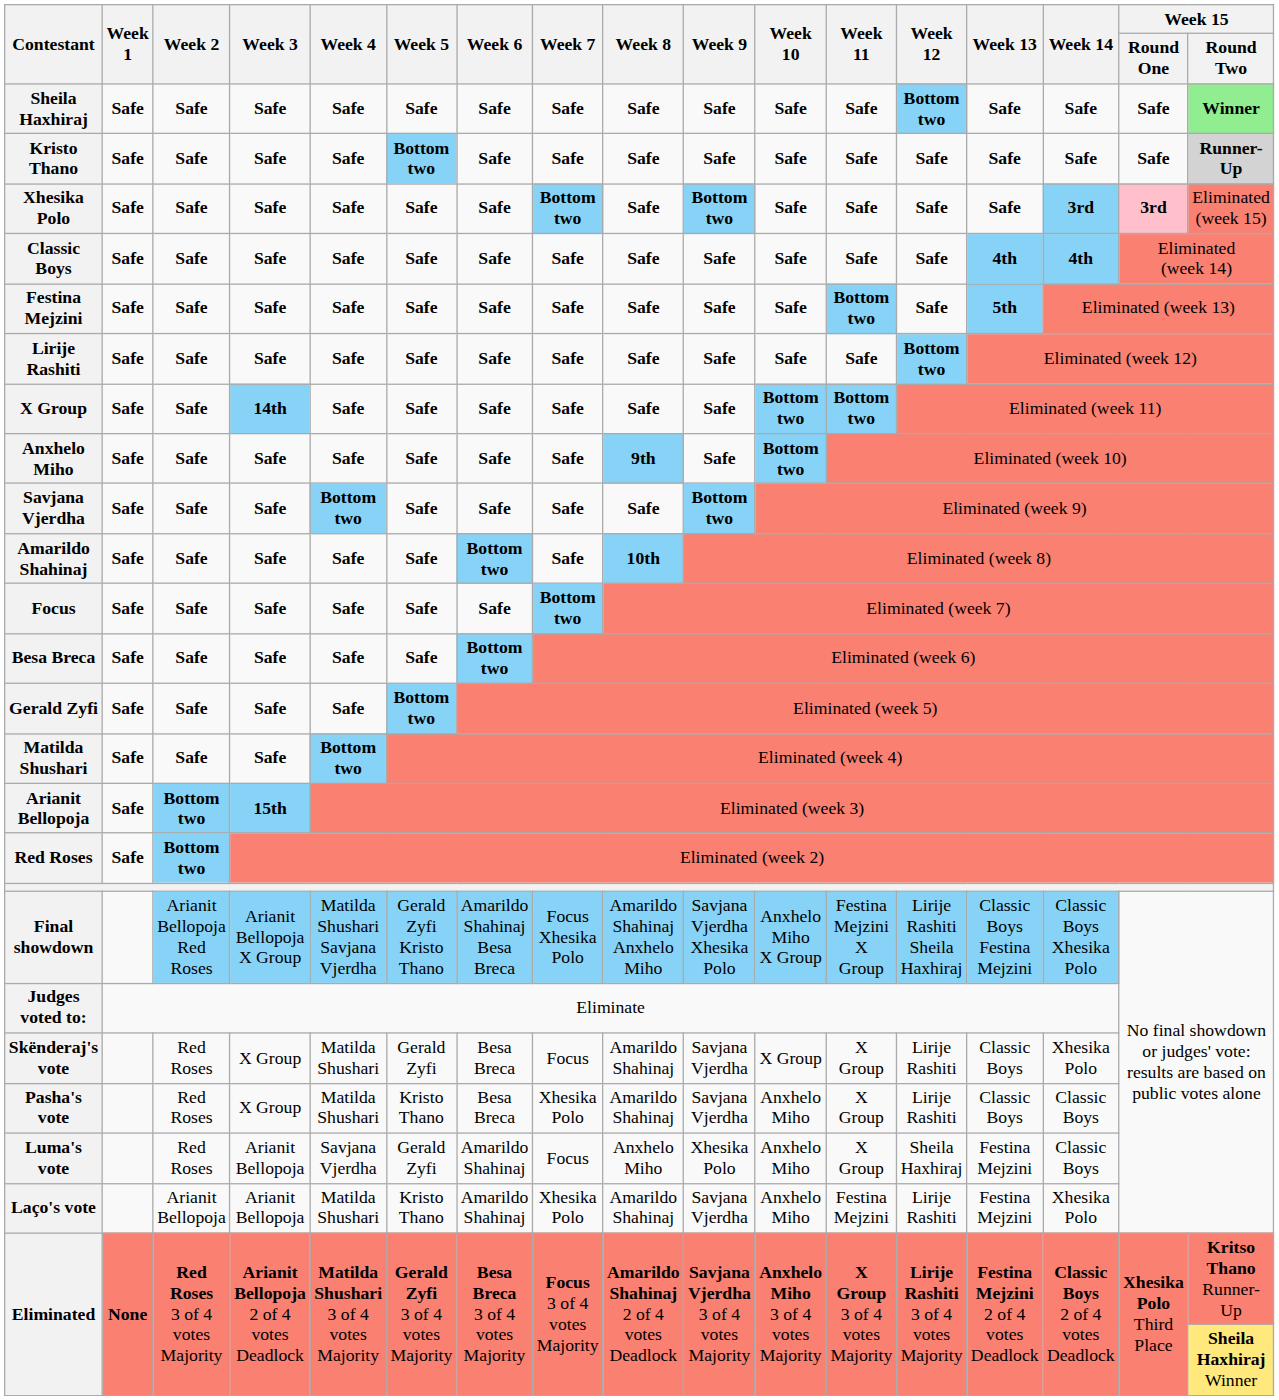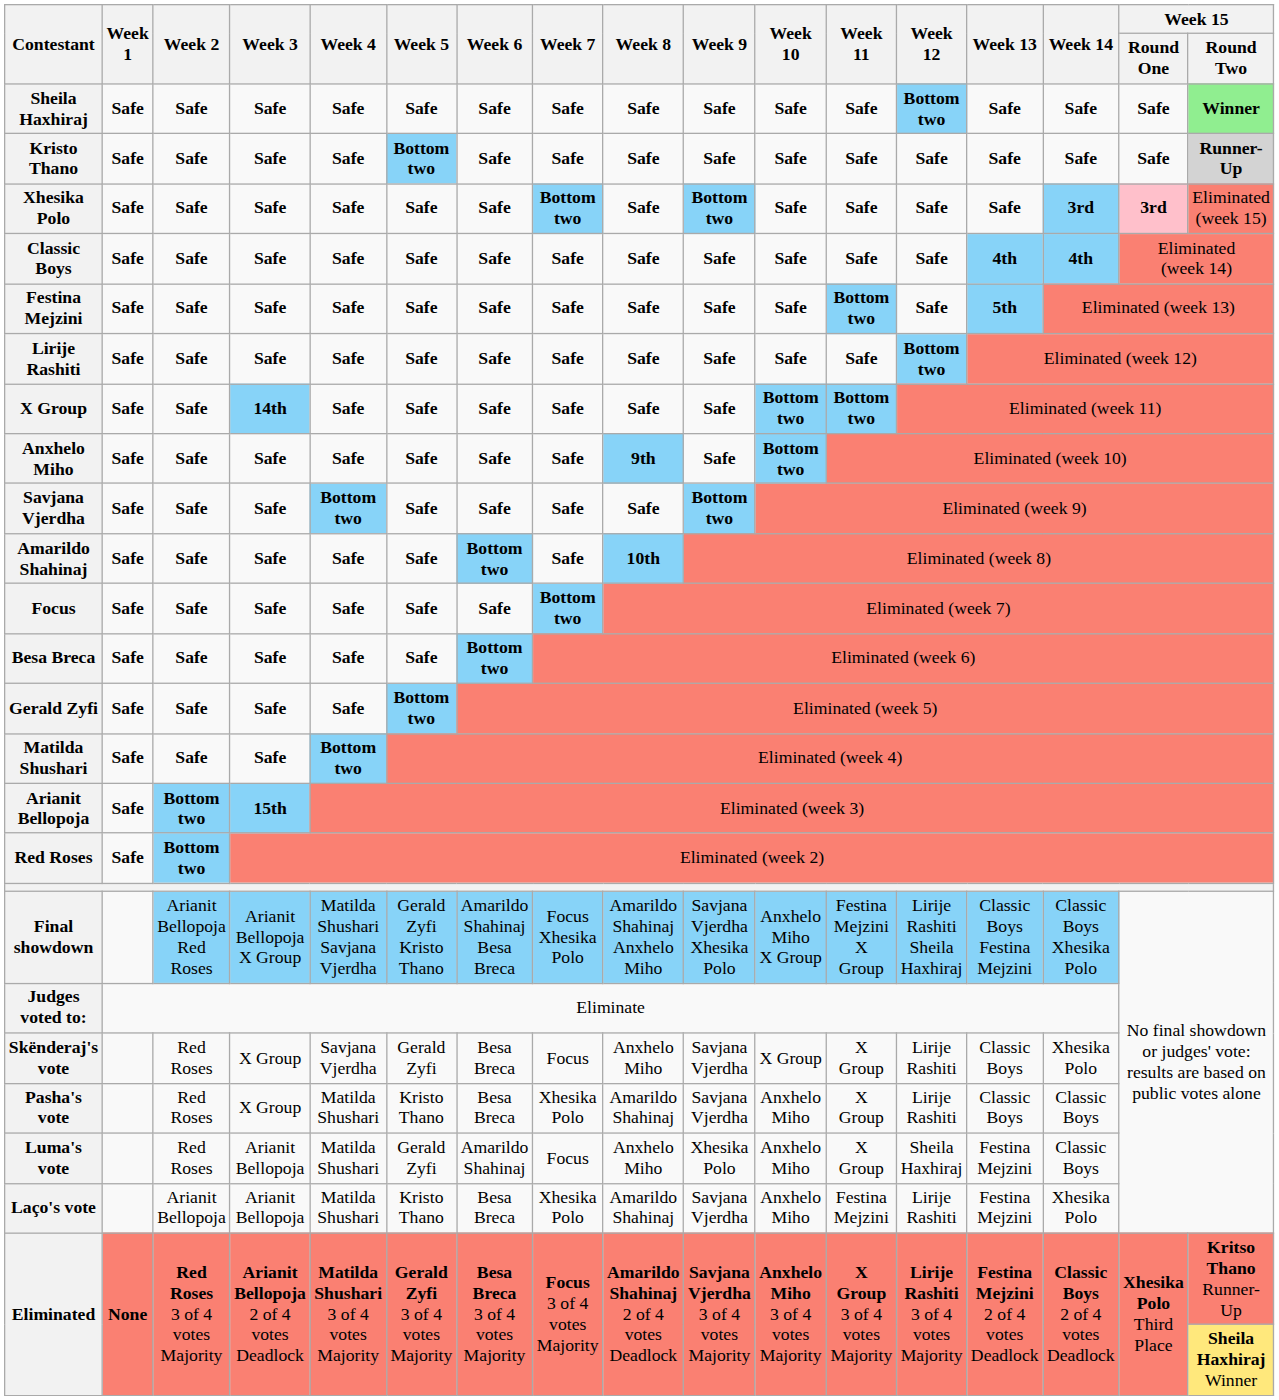(348, 1057) Matilda Shushari -> (348, 1057) Savjana Vjerdha
(643, 1057) Amarildo Shahinaj -> (643, 1057) Anxhelo Miho
(348, 1157) Savjana Vjerdha -> (348, 1157) Matilda Shushari
(495, 1207) Amarildo Shahinaj -> (495, 1207) Besa Breca
